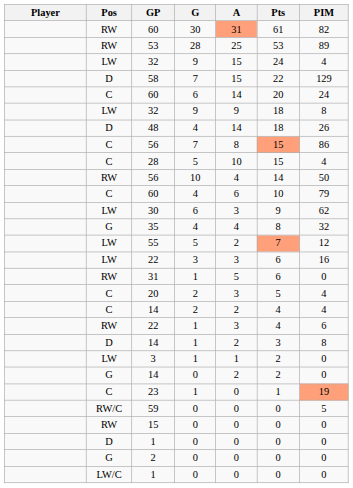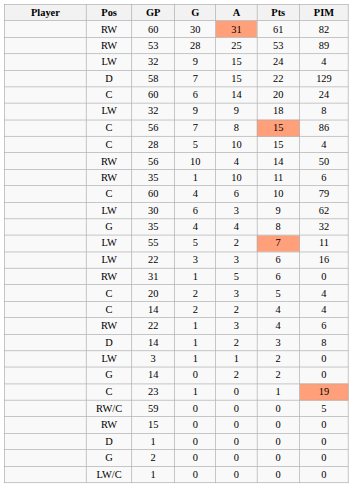- row: (153, 128)
+ row: (153, 177)
(324, 243) 12 -> (324, 243) 11
